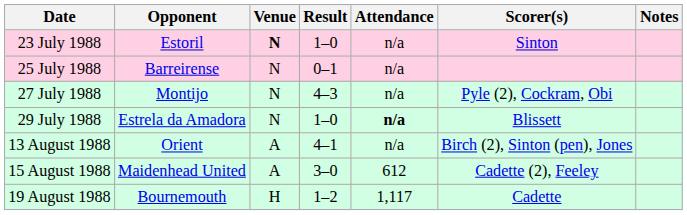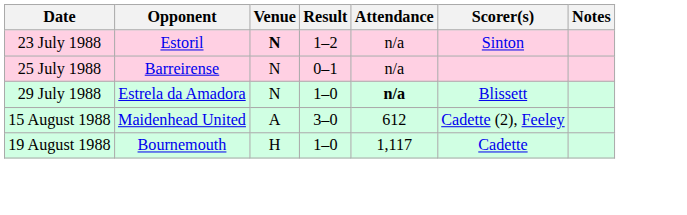(325, 42) 1–0 -> (325, 42) 1–2
- row: (59, 94)
- row: (59, 145)
(325, 196) 1–2 -> (325, 145) 1–0
